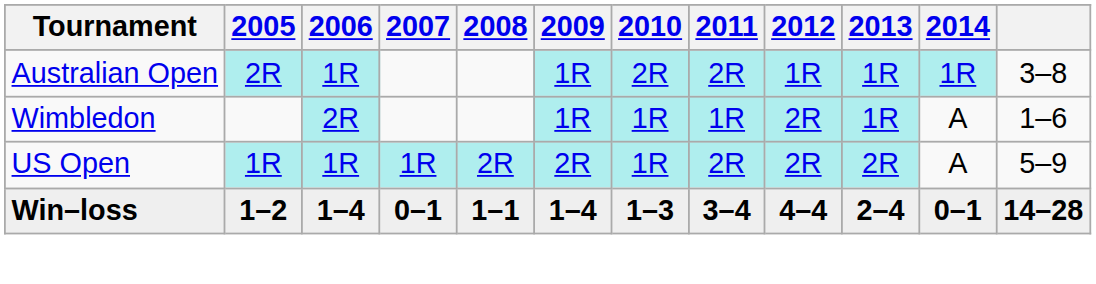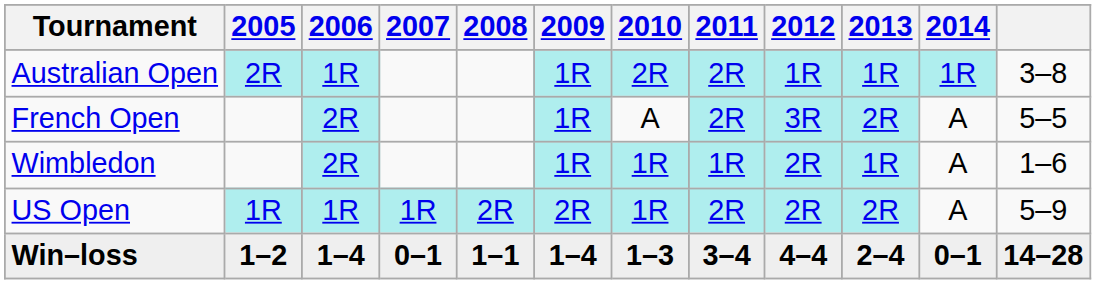+ row: (96, 118)
